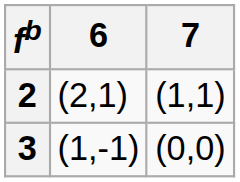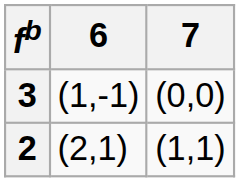rows swapped: (27, 95) <-> (27, 149)
